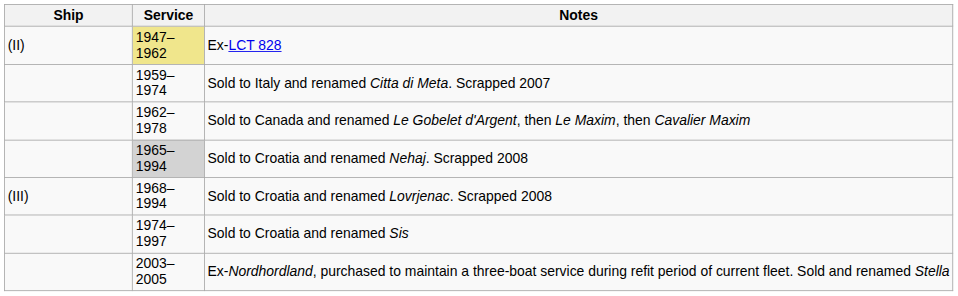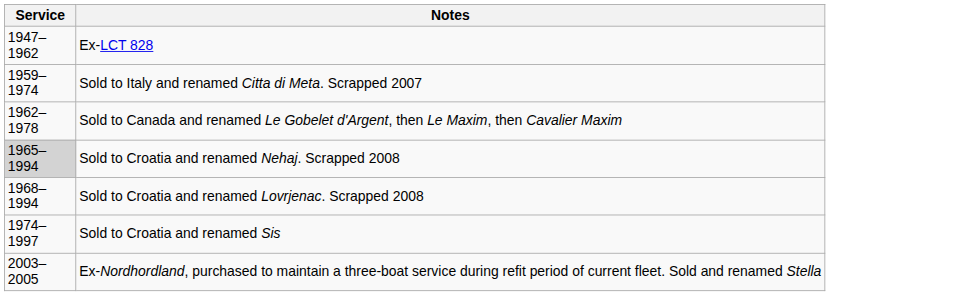- column: (69, 15)
(155, 45) khaki background -> (27, 45) no background
